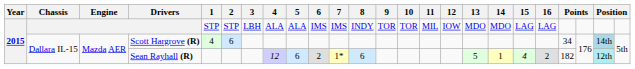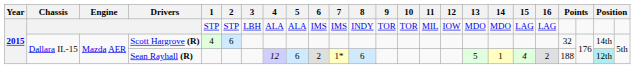(567, 41) 34 -> (567, 41) 32
(604, 41) lightblue background -> (604, 41) no background
(567, 55) 182 -> (567, 55) 188
